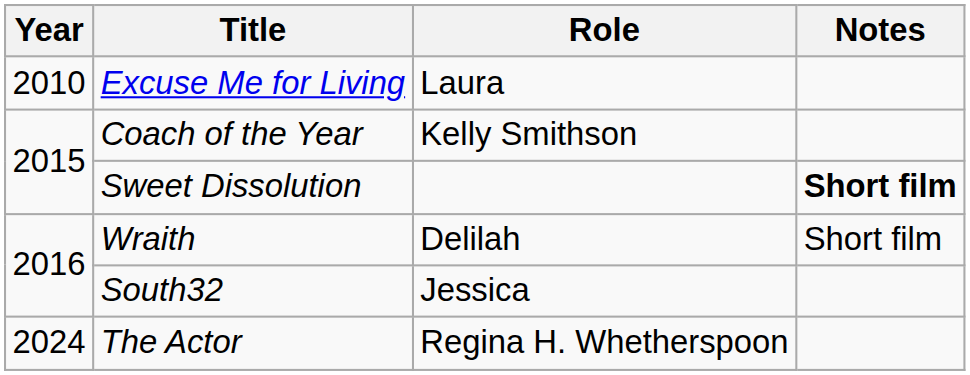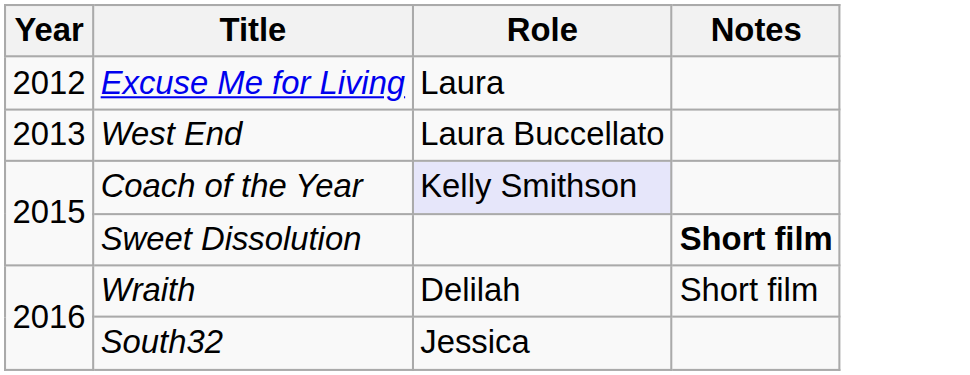(49, 82) 2010 -> (49, 82) 2012
+ row: (171, 134)
(529, 134) no background -> (529, 186) lavender background
- row: (171, 342)
